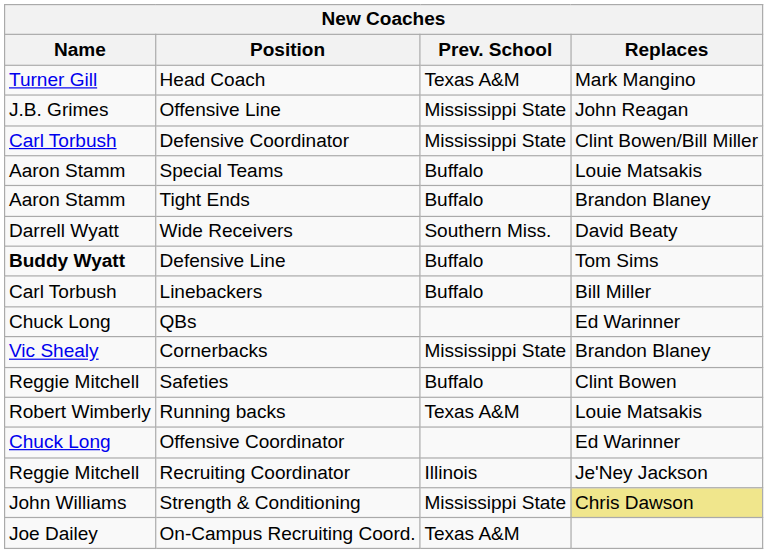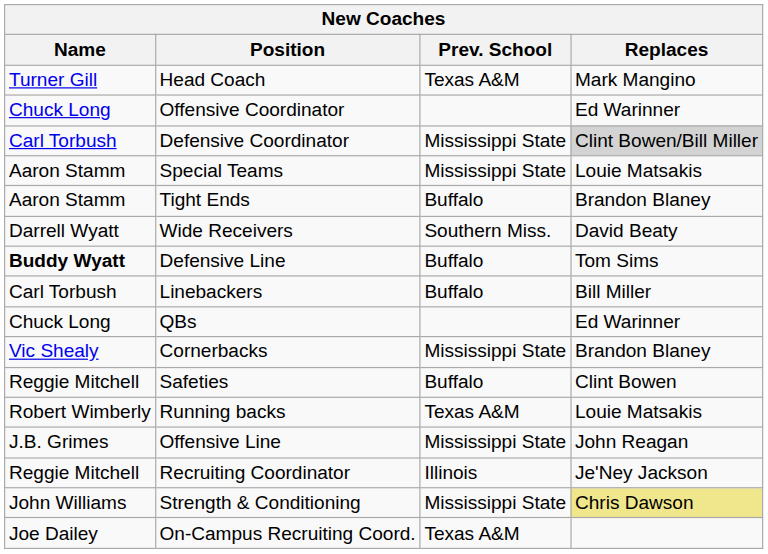rows swapped: (252, 442) <-> (220, 110)
(667, 140) no background -> (667, 140) lightgrey background
(454, 170) Buffalo -> (495, 170) Mississippi State
